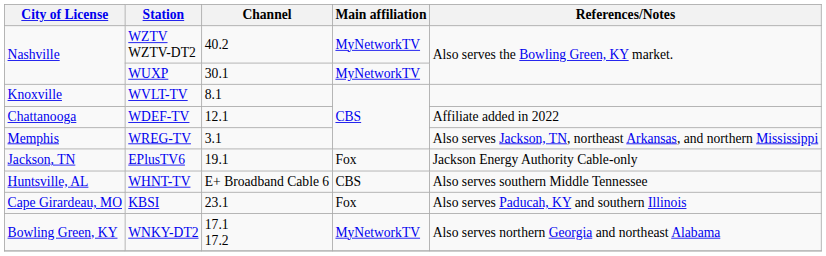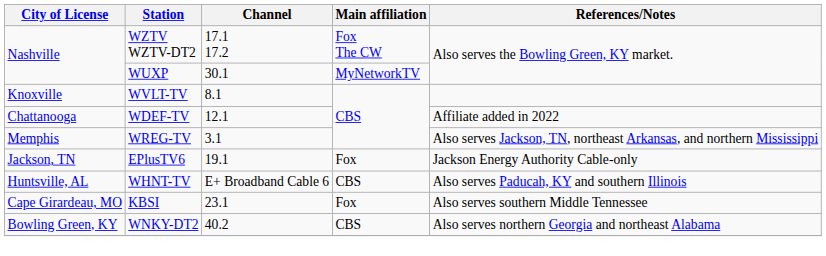(217, 44) 40.2 -> (217, 44) 17.1 17.2
(378, 44) MyNetworkTV -> (359, 44) Fox The CW
(540, 181) Also serves southern Middle Tennessee -> (560, 181) Also serves Paducah, KY and southern Illinois
(560, 203) Also serves Paducah, KY and southern Illinois -> (540, 203) Also serves southern Middle Tennessee
(217, 232) 17.1 17.2 -> (217, 224) 40.2
(378, 232) MyNetworkTV -> (348, 224) CBS
